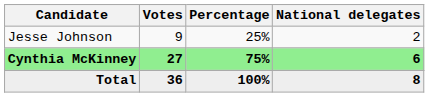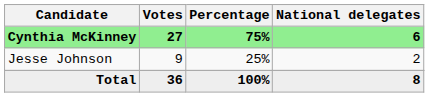rows swapped: (72, 59) <-> (60, 37)
